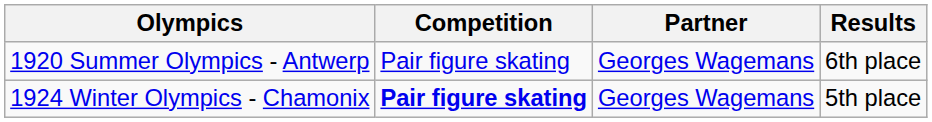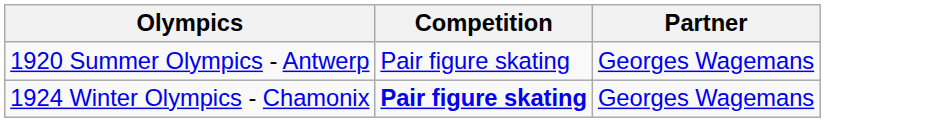- column: (873, 23)
